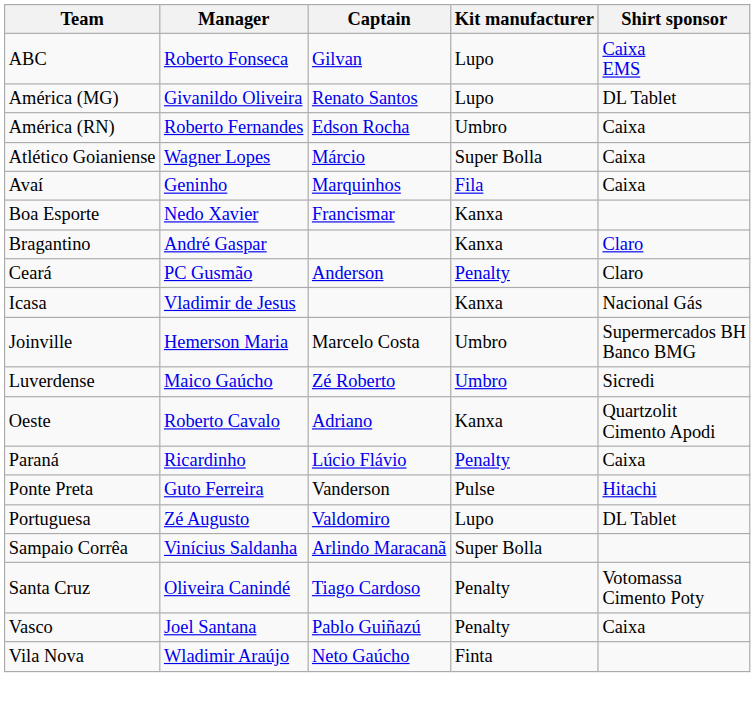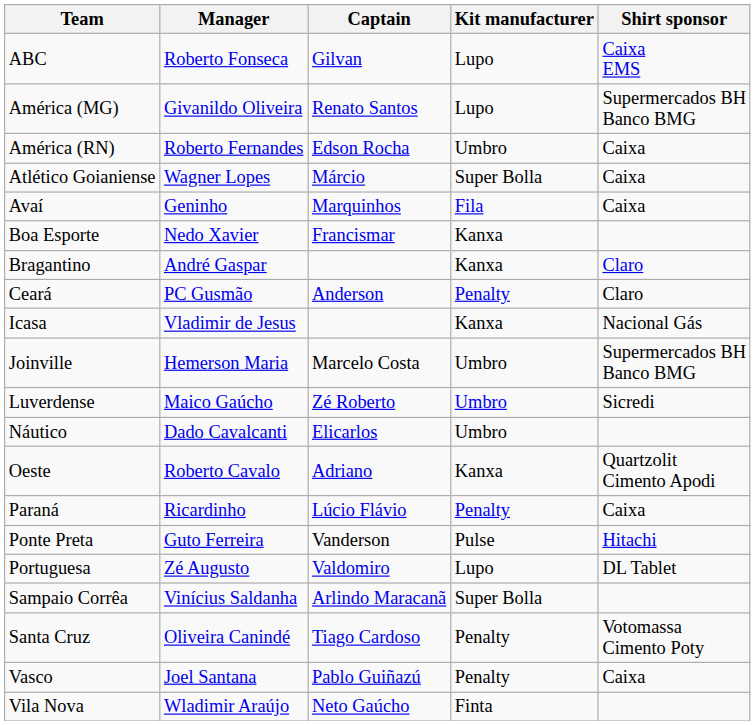(639, 98) DL Tablet -> (674, 108) Supermercados BH Banco BMG
+ row: (38, 431)
